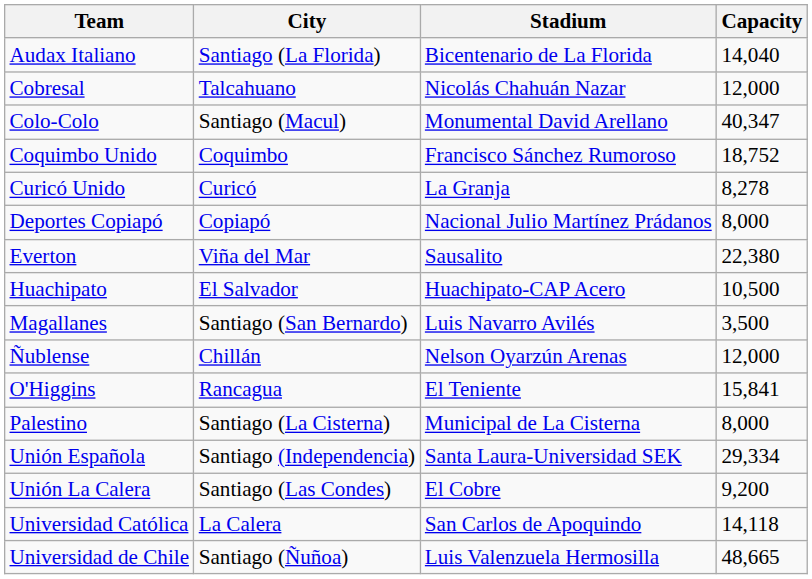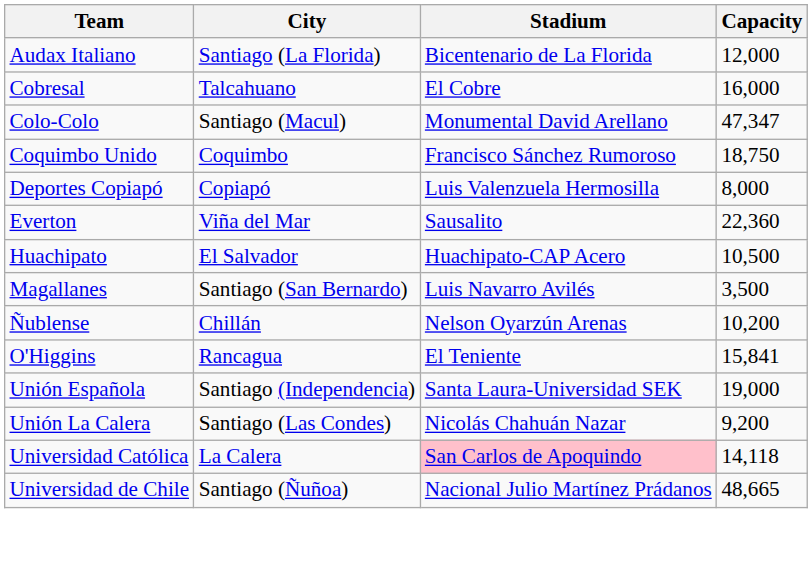(750, 54) 14,040 -> (750, 54) 12,000
(525, 88) Nicolás Chahuán Nazar -> (463, 88) El Cobre
(750, 88) 12,000 -> (750, 88) 16,000
(750, 121) 40,347 -> (750, 121) 47,347
(750, 155) 18,752 -> (750, 155) 18,750
- row: (67, 188)
(568, 222) Nacional Julio Martínez Prádanos -> (542, 188) Luis Valenzuela Hermosilla
(750, 255) 22,380 -> (750, 222) 22,360
(750, 356) 12,000 -> (750, 322) 10,200
- row: (48, 423)
(750, 456) 29,334 -> (750, 389) 19,000
(463, 490) El Cobre -> (525, 423) Nicolás Chahuán Nazar
(533, 523) no background -> (533, 456) pink background
(542, 557) Luis Valenzuela Hermosilla -> (568, 490) Nacional Julio Martínez Prádanos
